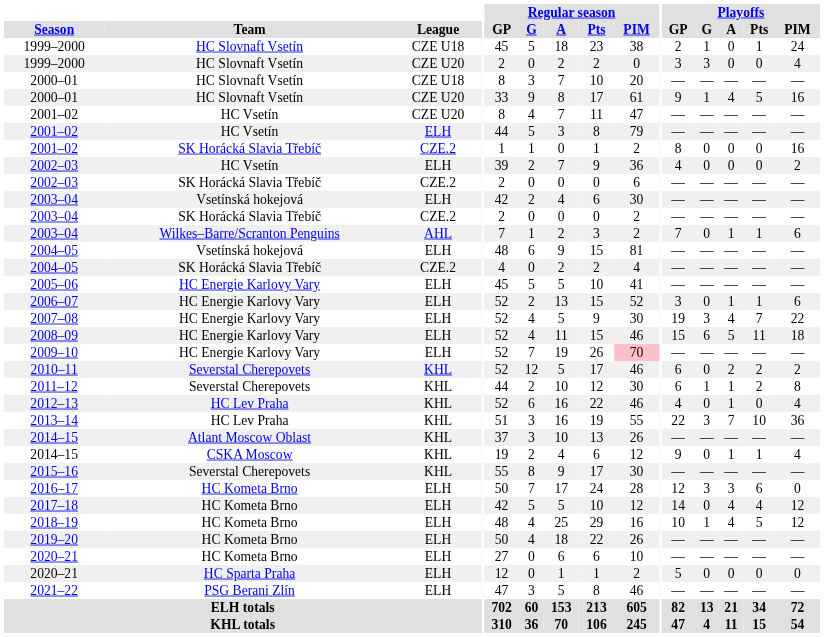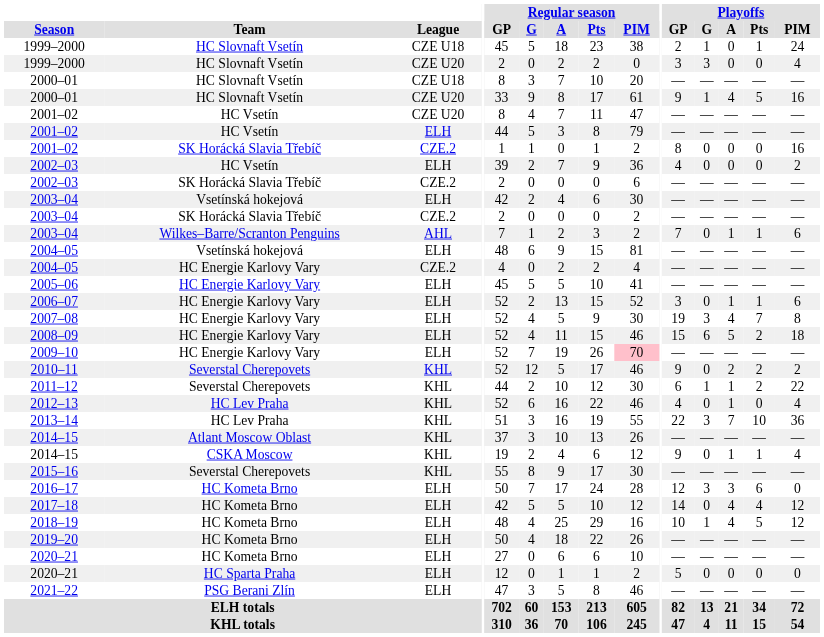(250, 267) SK Horácká Slavia Třebíč -> (250, 267) HC Energie Karlovy Vary
(797, 318) 22 -> (797, 318) 8
(759, 335) 11 -> (759, 335) 2
(678, 369) 6 -> (678, 369) 9
(797, 386) 8 -> (797, 386) 22
